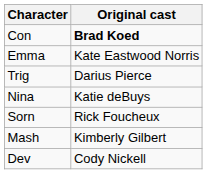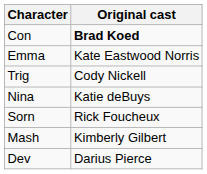(113, 76) Darius Pierce -> (110, 76) Cody Nickell
(110, 158) Cody Nickell -> (113, 158) Darius Pierce
